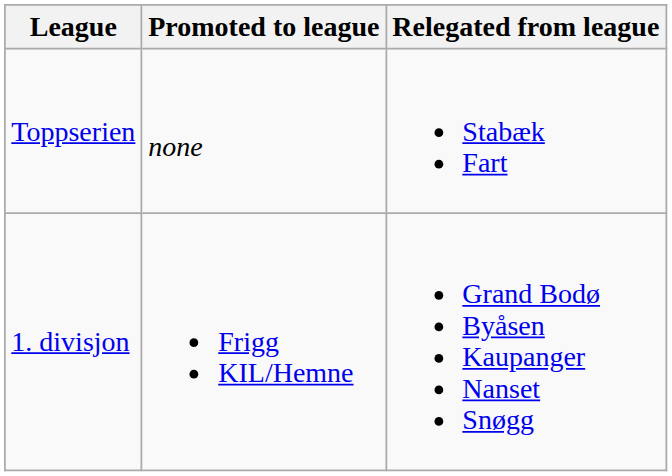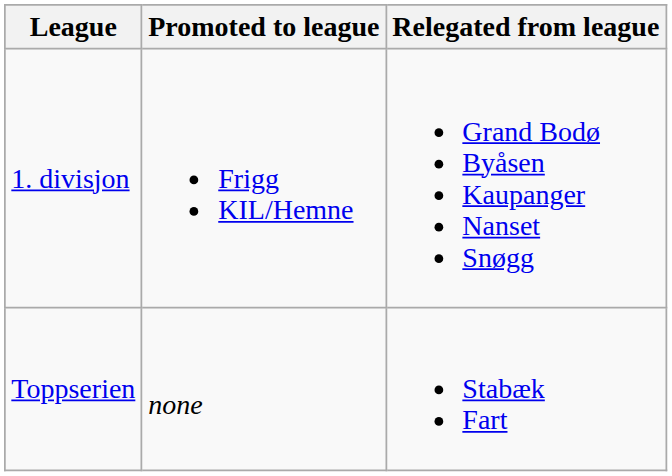rows swapped: (73, 130) <-> (70, 341)
